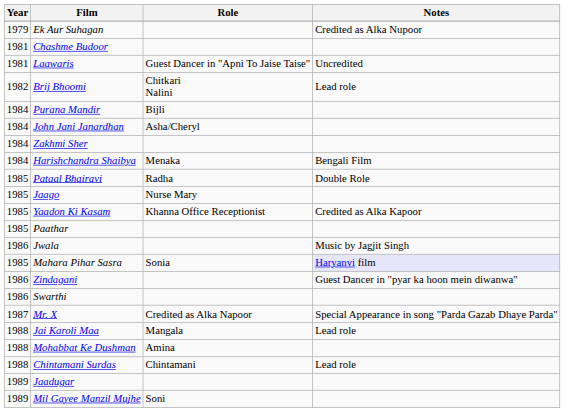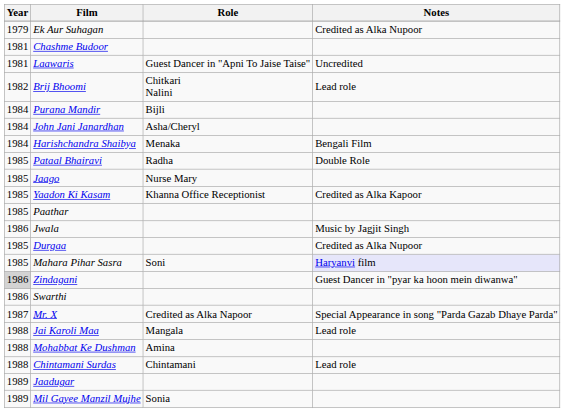- row: (60, 144)
+ row: (50, 246)
(158, 263) Sonia -> (155, 263) Soni
(18, 280) no background -> (18, 280) lightgrey background
(155, 399) Soni -> (158, 399) Sonia
